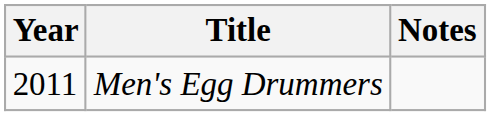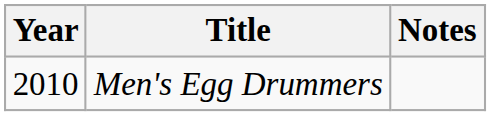(45, 82) 2011 -> (46, 82) 2010
